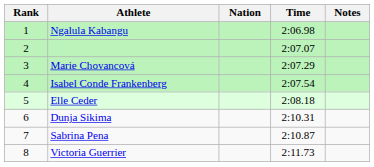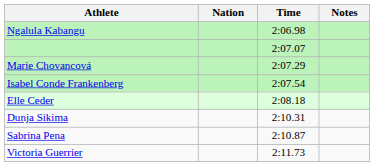- column: (26, 13)
